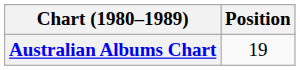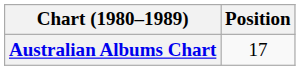(258, 49) 19 -> (258, 49) 17
